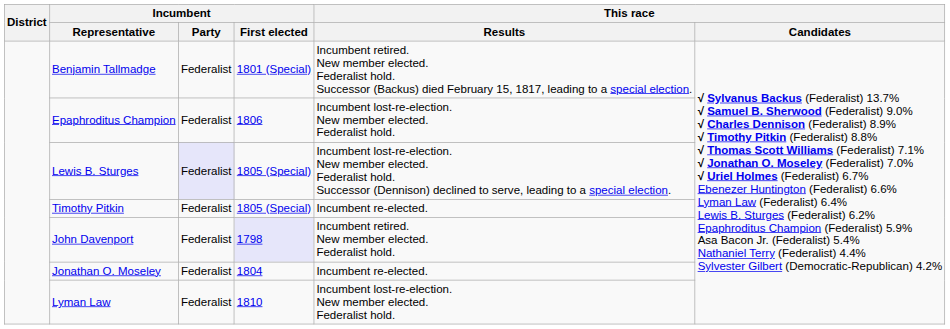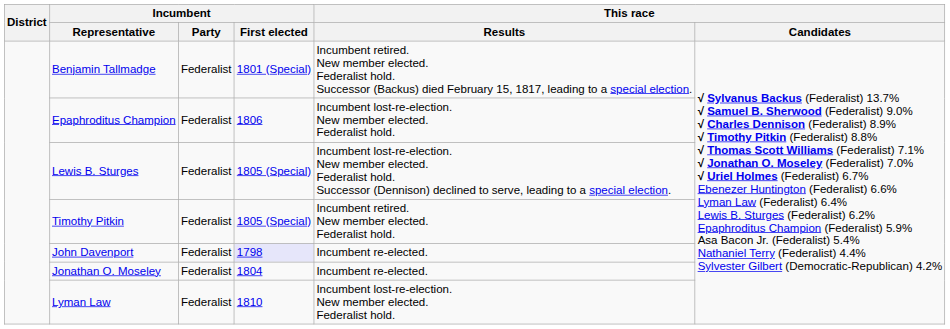(206, 170) lavender background -> (206, 170) no background
(372, 208) Incumbent re-elected. -> (372, 221) Incumbent retired. New member elected. Federalist hold.
(372, 239) Incumbent retired. New member elected. Federalist hold. -> (372, 252) Incumbent re-elected.
